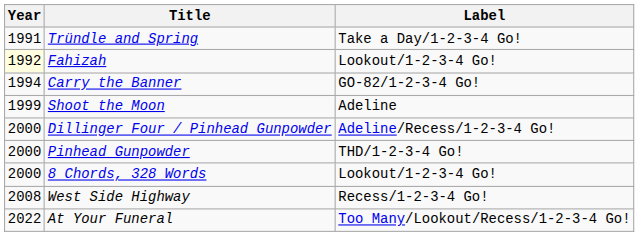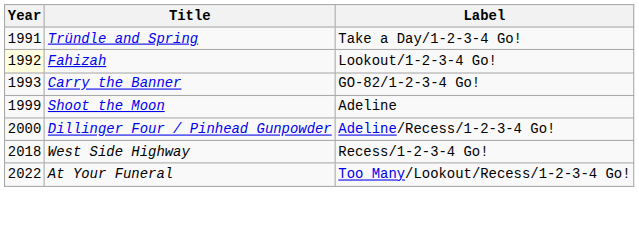(25, 84) 1994 -> (25, 84) 1993
- row: (119, 152)
- row: (127, 175)
(25, 197) 2008 -> (25, 152) 2018
